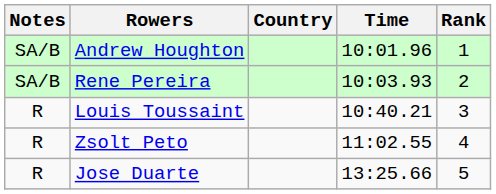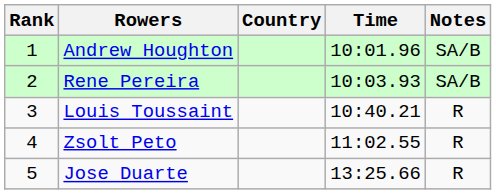columns swapped: (464, 20) <-> (37, 20)
